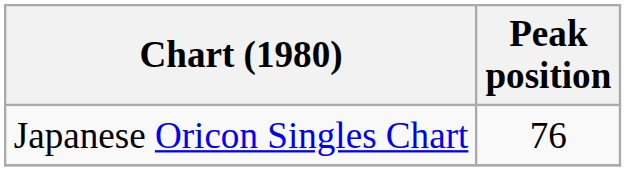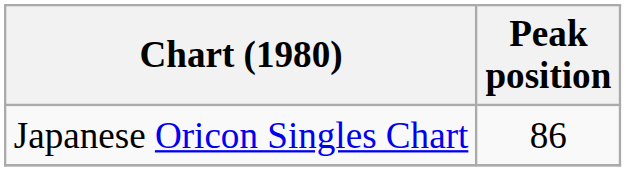(548, 134) 76 -> (548, 134) 86
